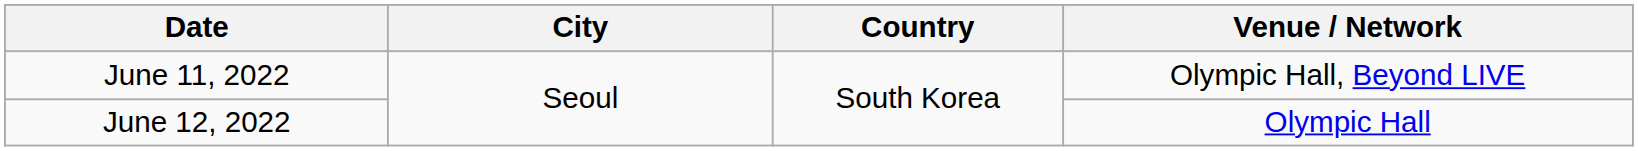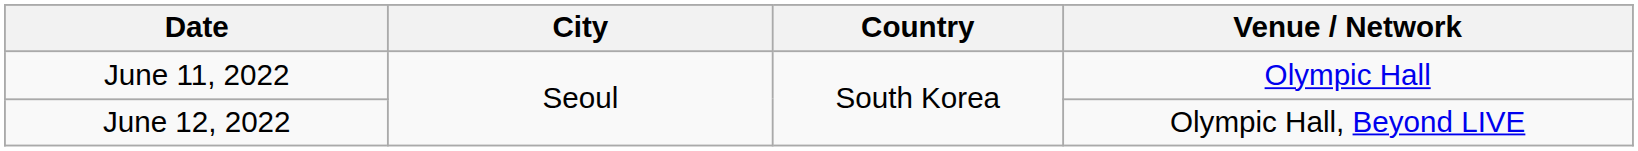(1348, 74) Olympic Hall, Beyond LIVE -> (1348, 74) Olympic Hall
(1348, 121) Olympic Hall -> (1348, 121) Olympic Hall, Beyond LIVE
